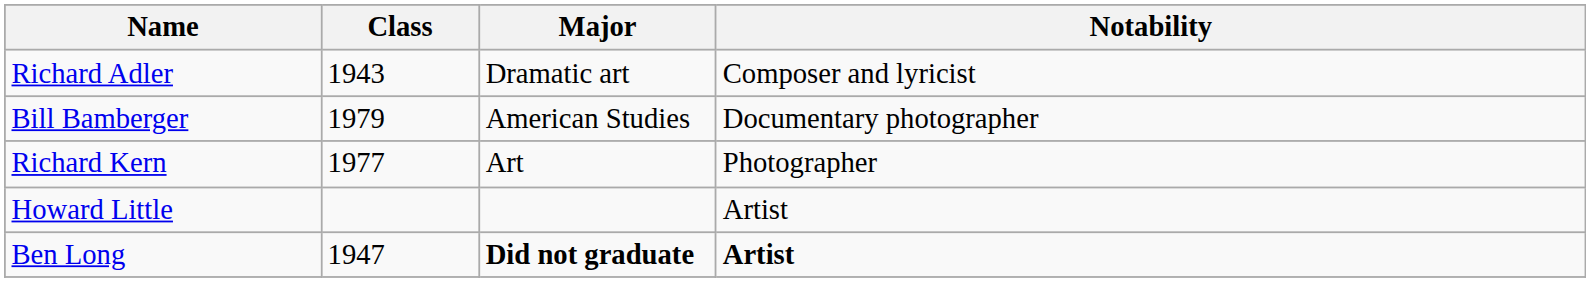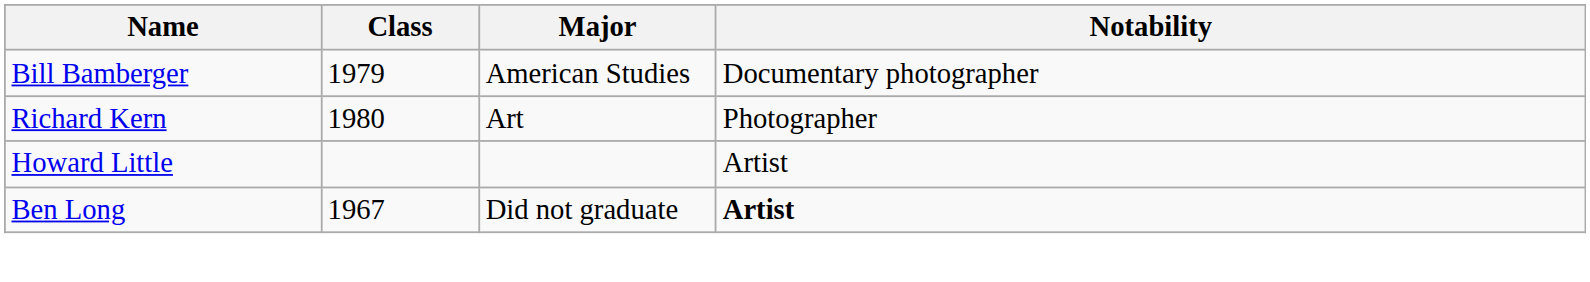- row: (92, 72)
(356, 163) 1977 -> (356, 118) 1980
(356, 254) 1947 -> (356, 208) 1967
(590, 254) bold -> (582, 208) normal
